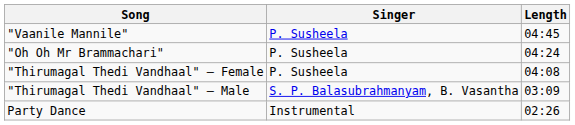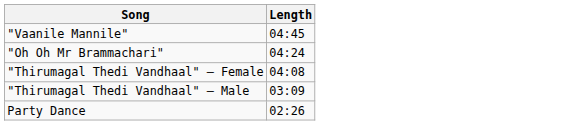- column: (394, 14)
